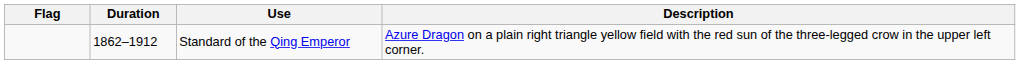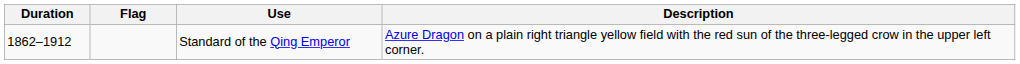columns swapped: (47, 14) <-> (133, 14)
